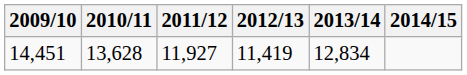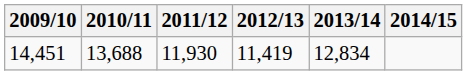(114, 53) 13,628 -> (114, 53) 13,688
(189, 53) 11,927 -> (189, 53) 11,930
